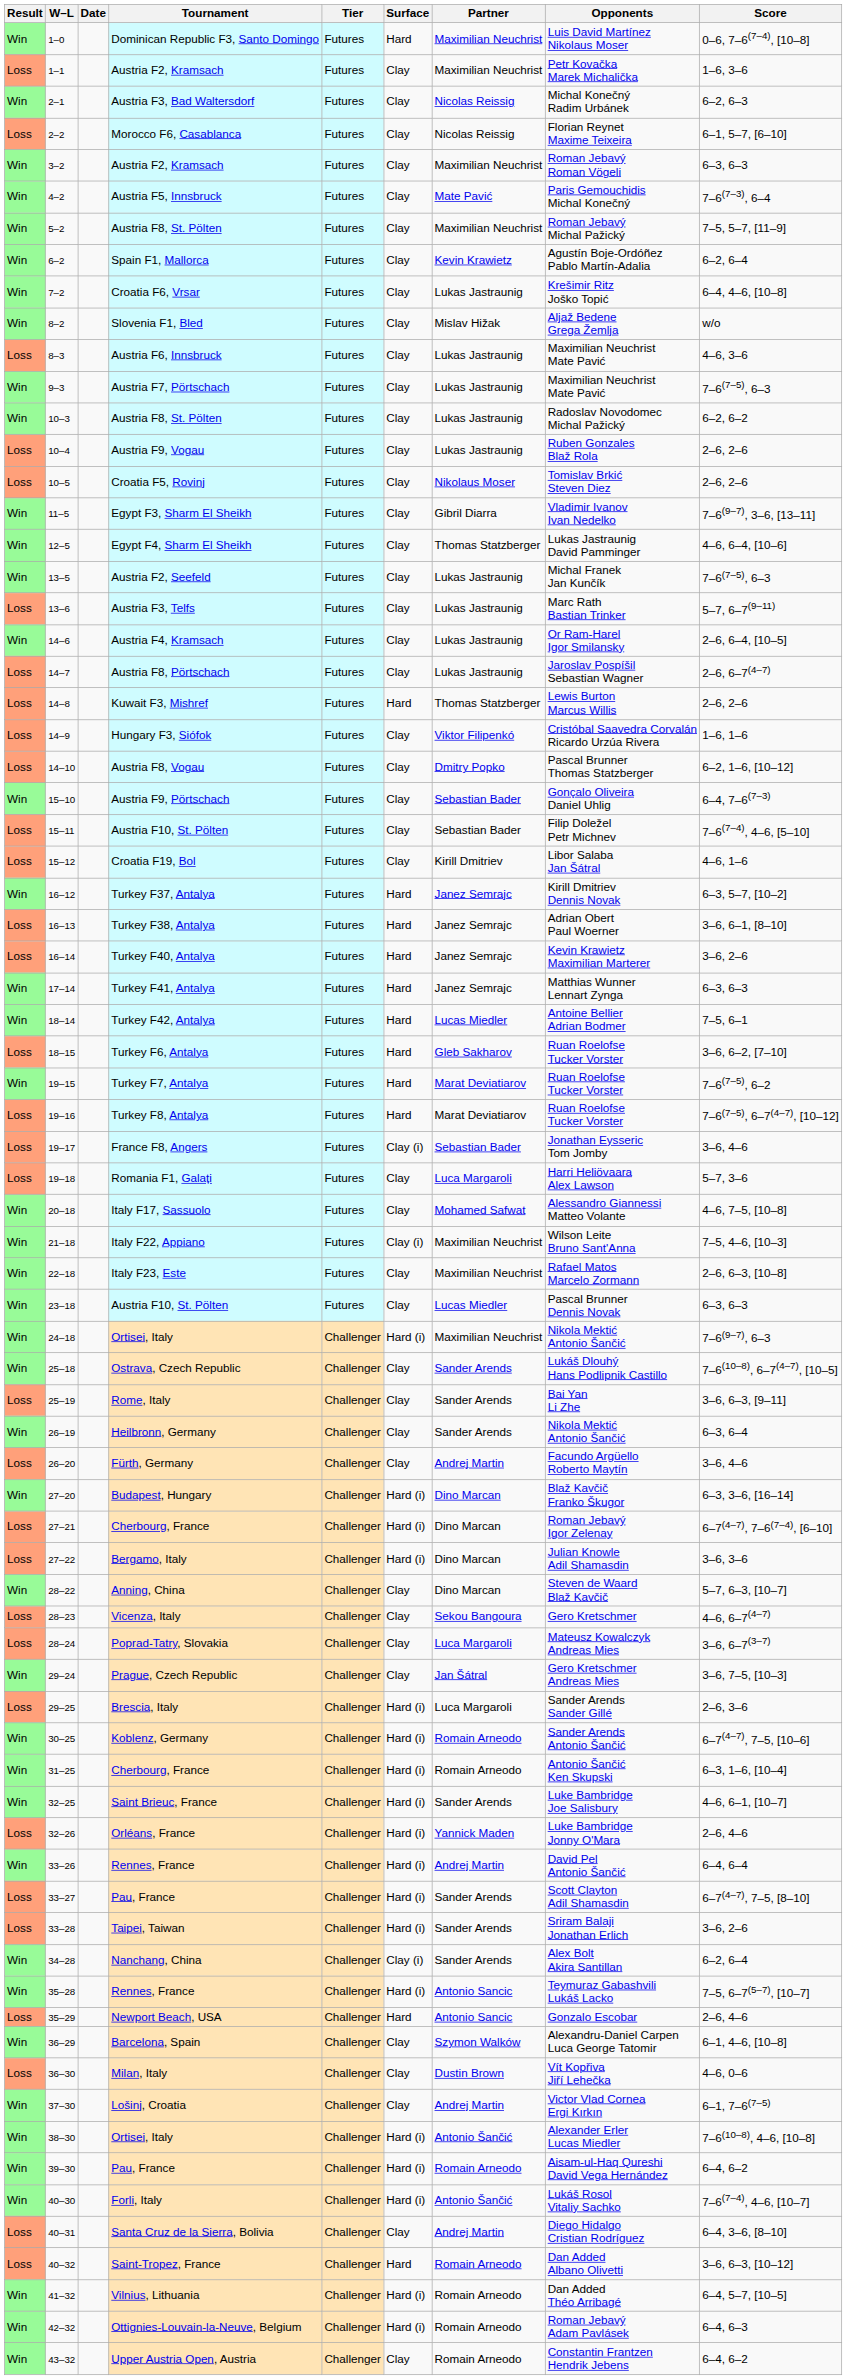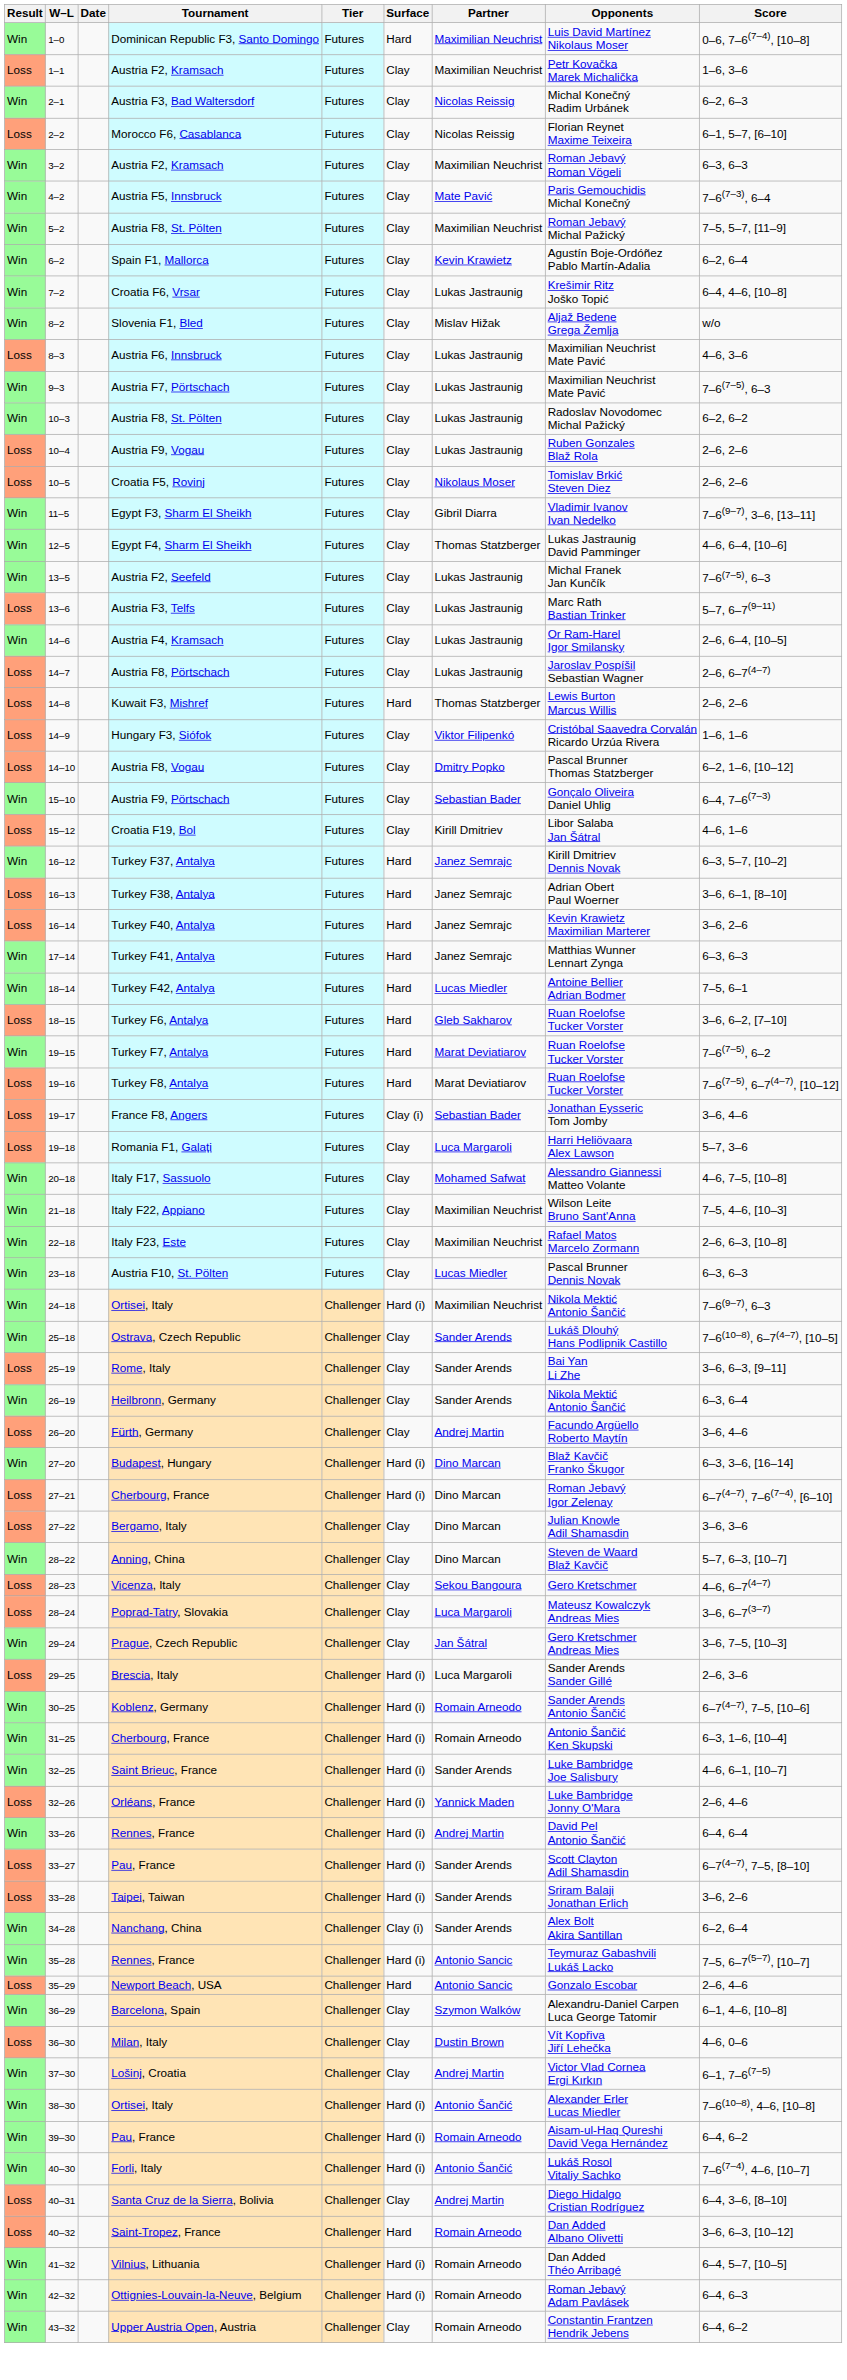- row: (61, 831)
(405, 1242) Clay (i) -> (398, 1210) Clay
(406, 1558) Hard (i) -> (398, 1527) Clay
